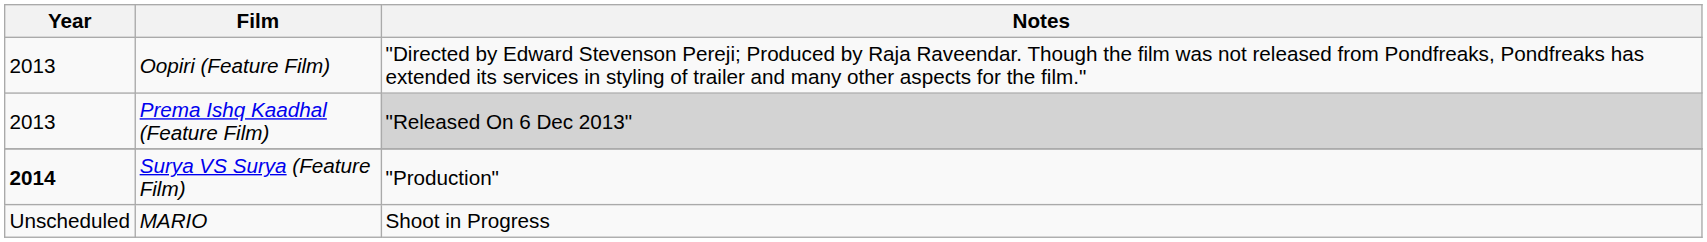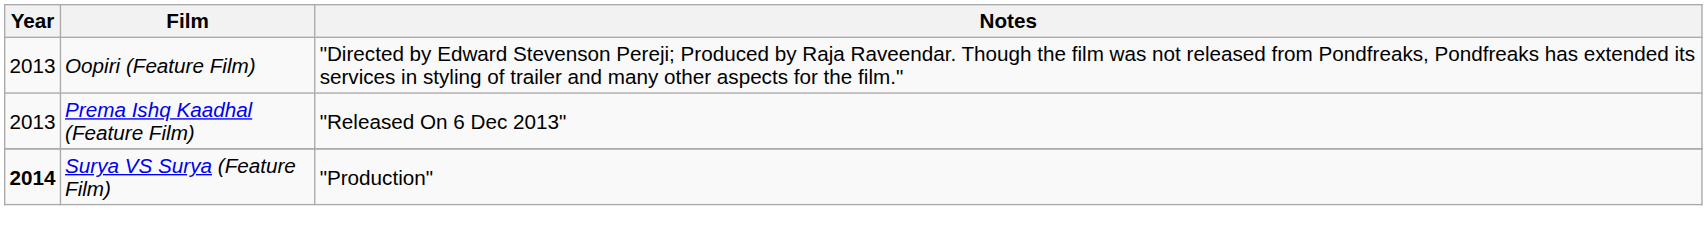(509, 121) lightgrey background -> (443, 121) no background
- row: (174, 221)
